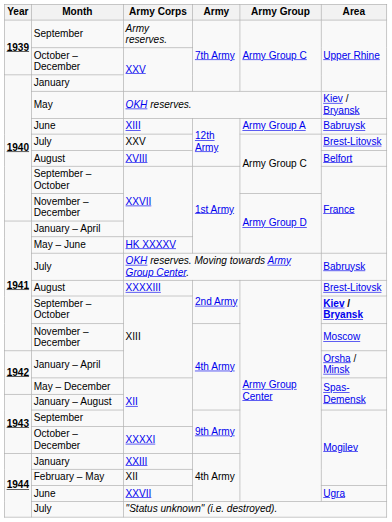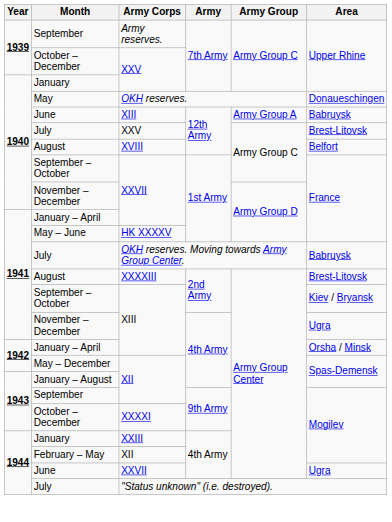(341, 104) Kiev / Bryansk -> (347, 99) Donaueschingen
(343, 310) bold -> (341, 298) normal
(342, 337) Moscow -> (320, 325) Ugra
